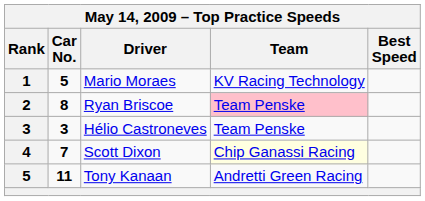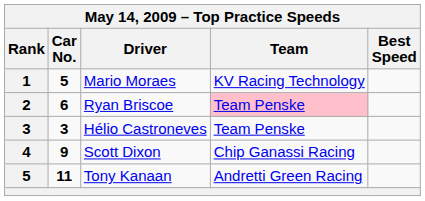(64, 105) 8 -> (64, 105) 6
(64, 153) 7 -> (64, 153) 9
(284, 153) lightyellow background -> (284, 153) no background
